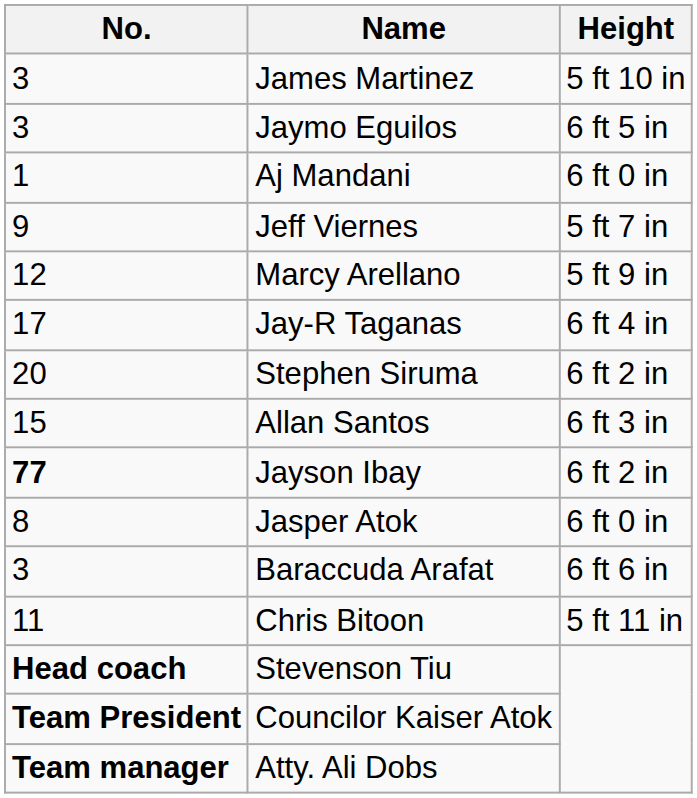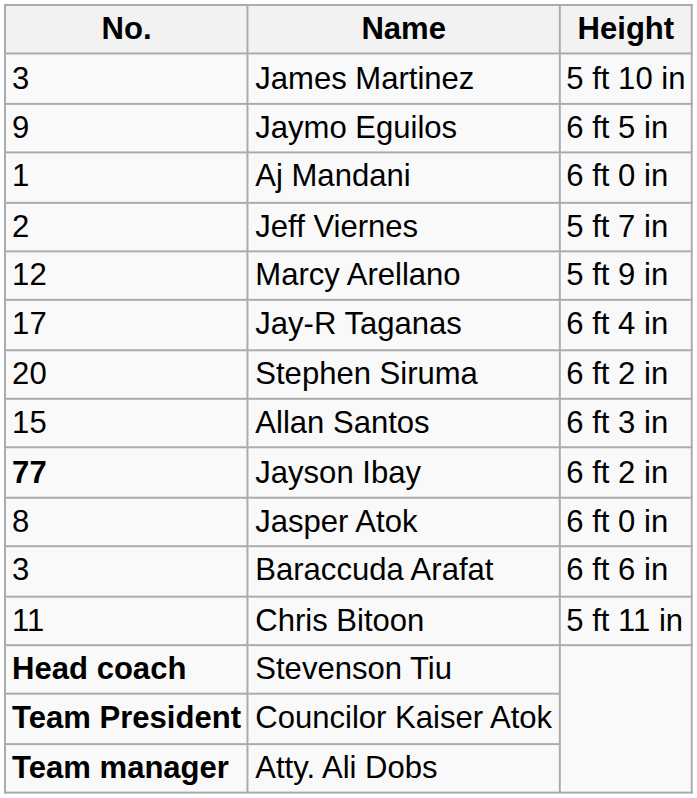(21, 127) 3 -> (21, 127) 9
(21, 226) 9 -> (21, 226) 2
